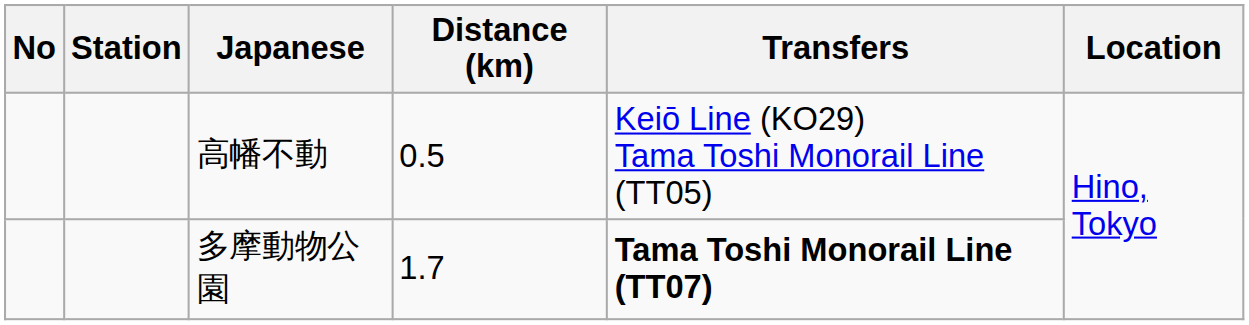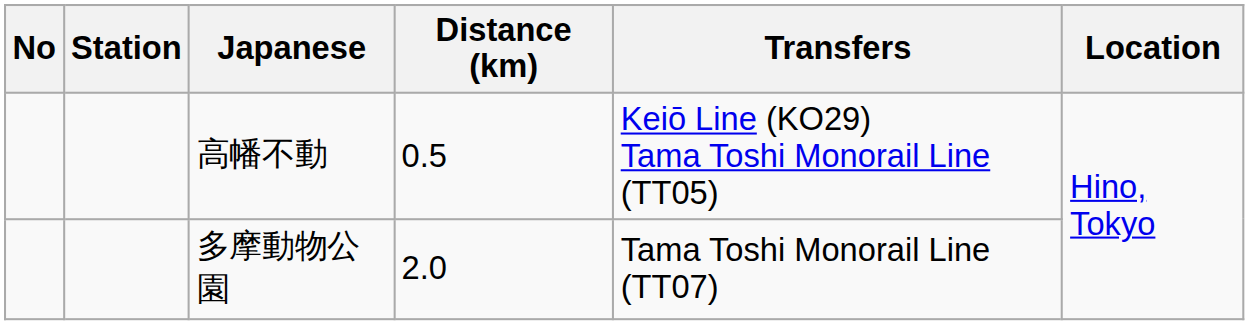(422, 268) 1.7 -> (424, 268) 2.0
(814, 268) bold -> (805, 268) normal
